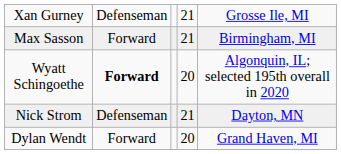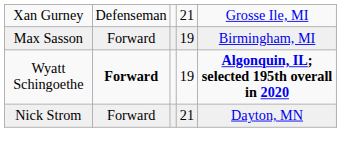(188, 38) 21 -> (187, 38) 19
(188, 76) 20 -> (187, 76) 19
(267, 76) normal -> (267, 76) bold
(132, 115) Defenseman -> (131, 115) Forward
- row: (49, 138)
